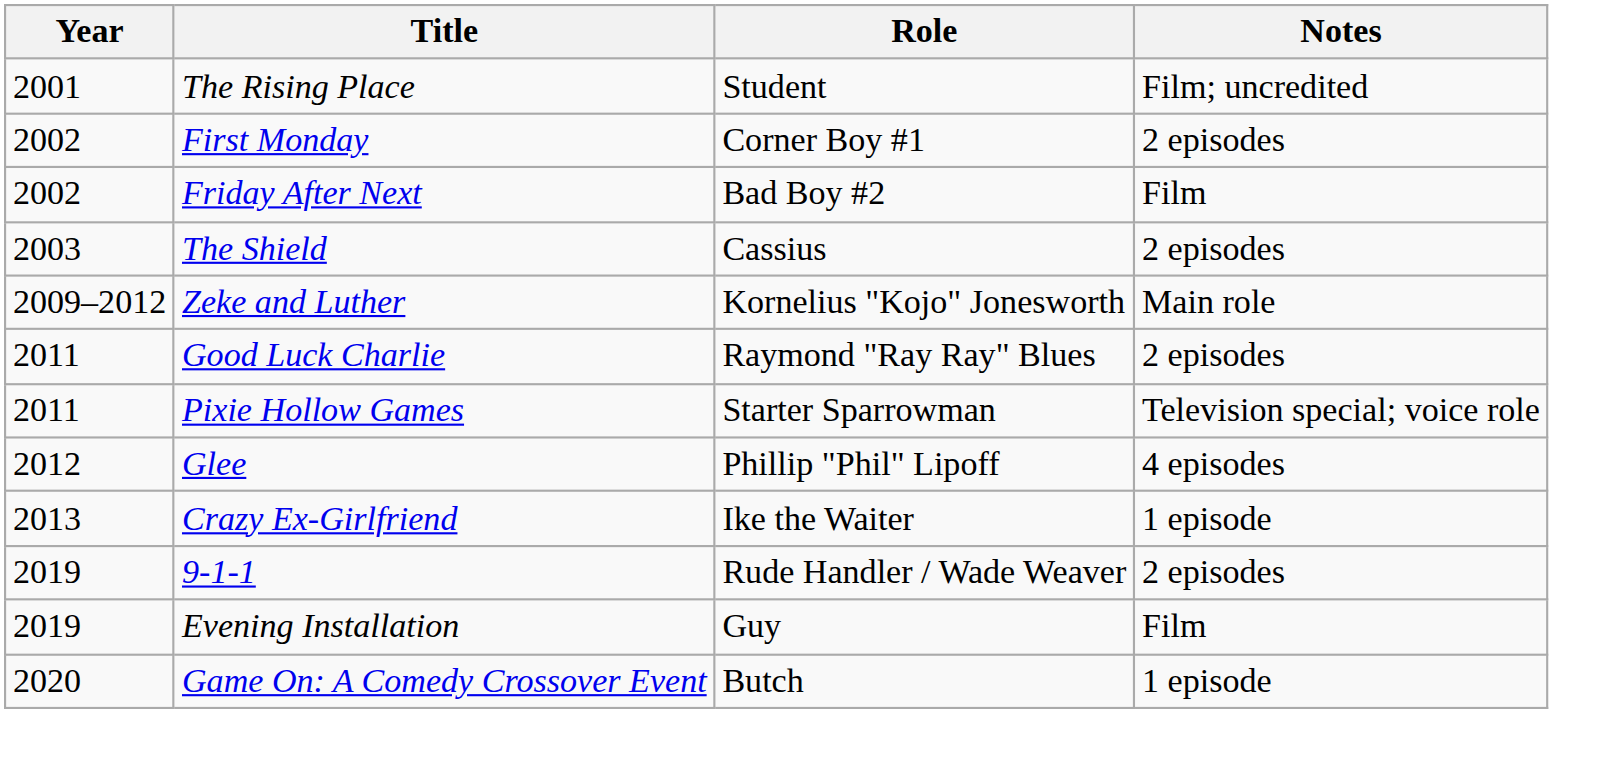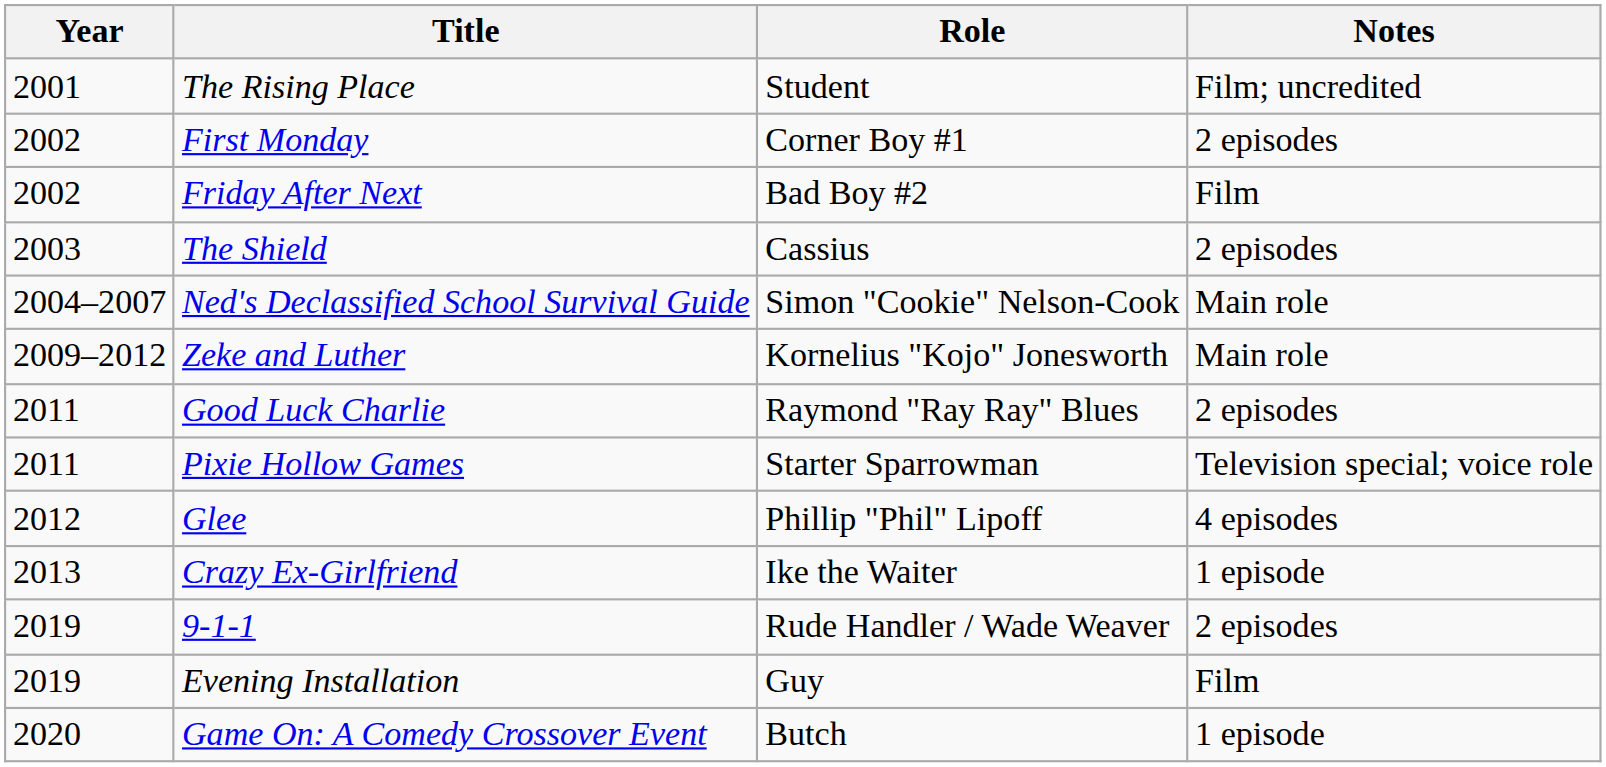+ row: (466, 301)
